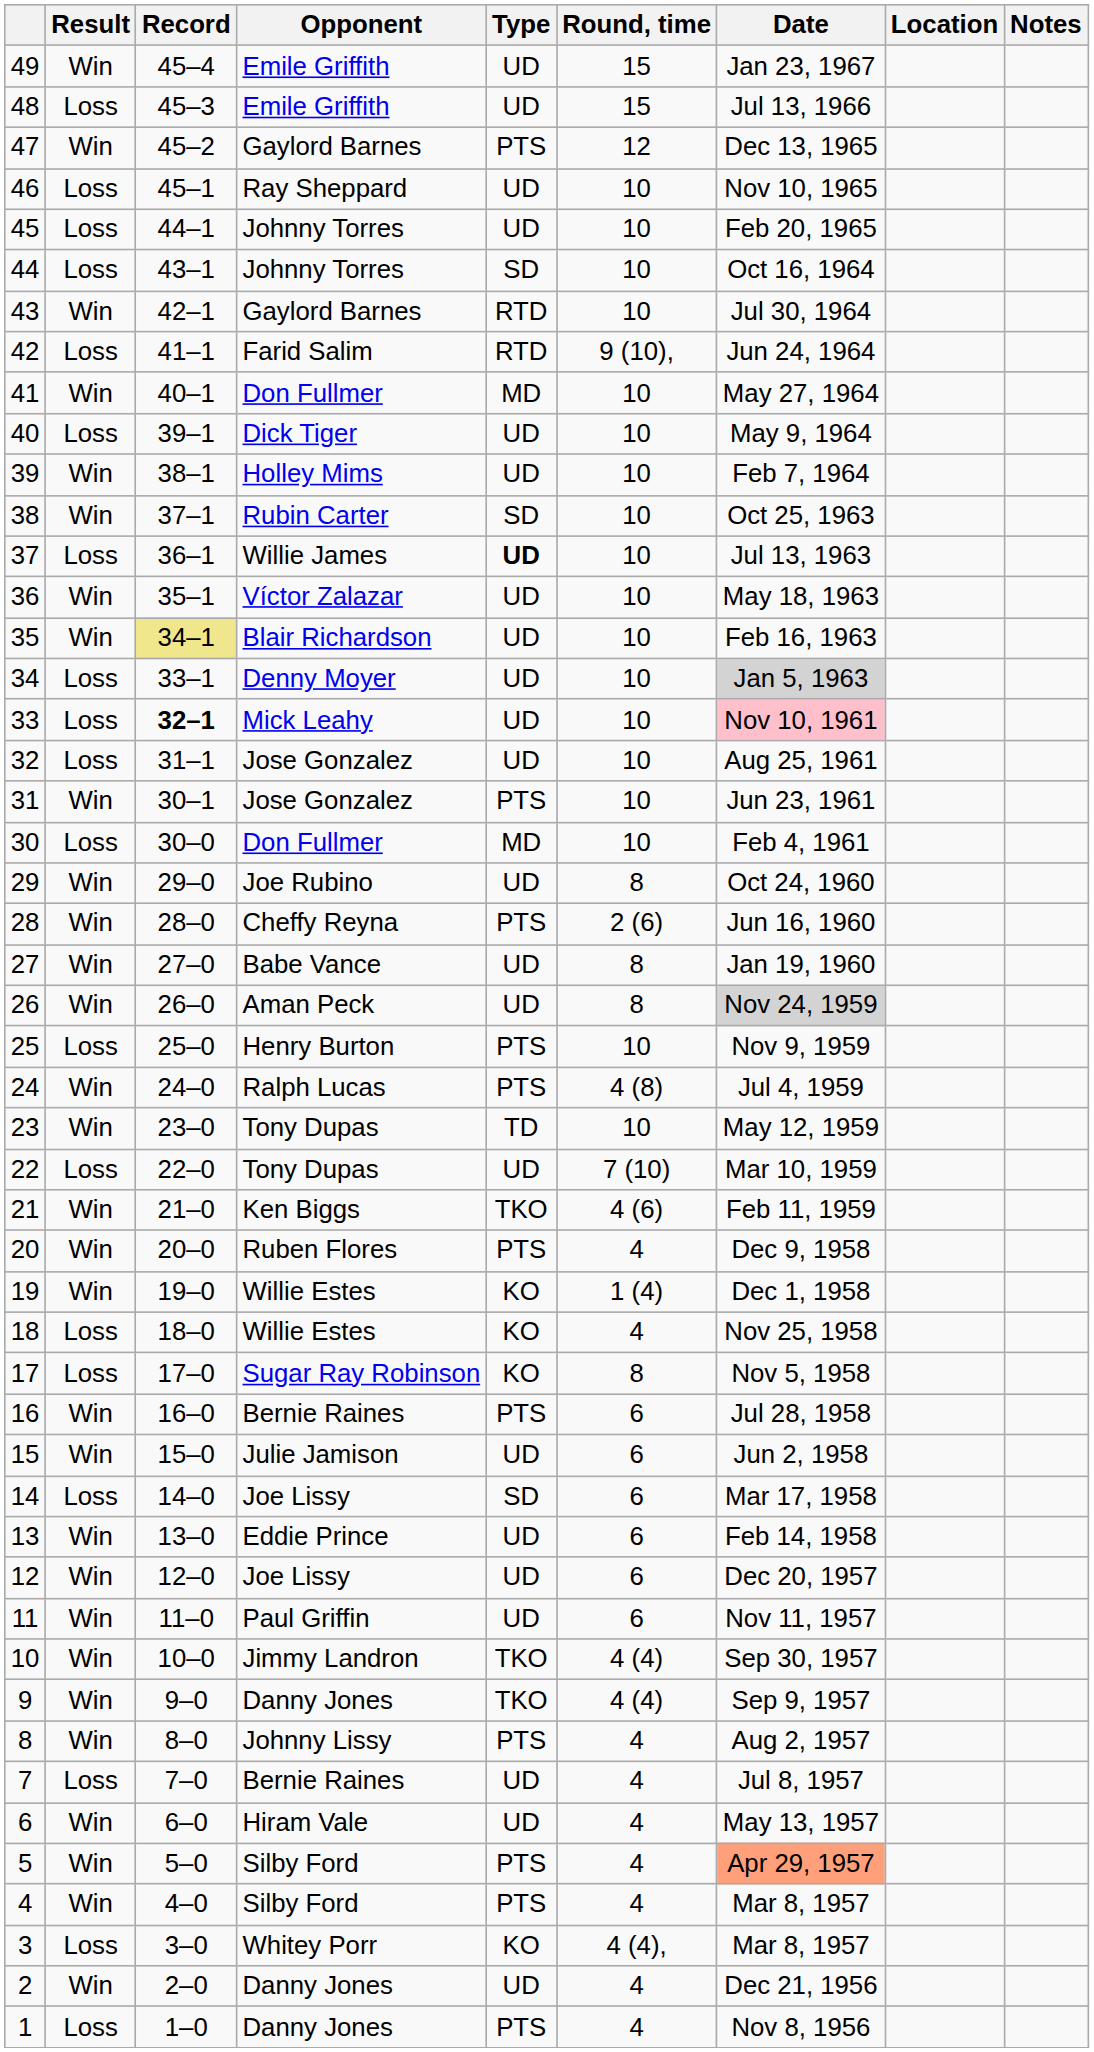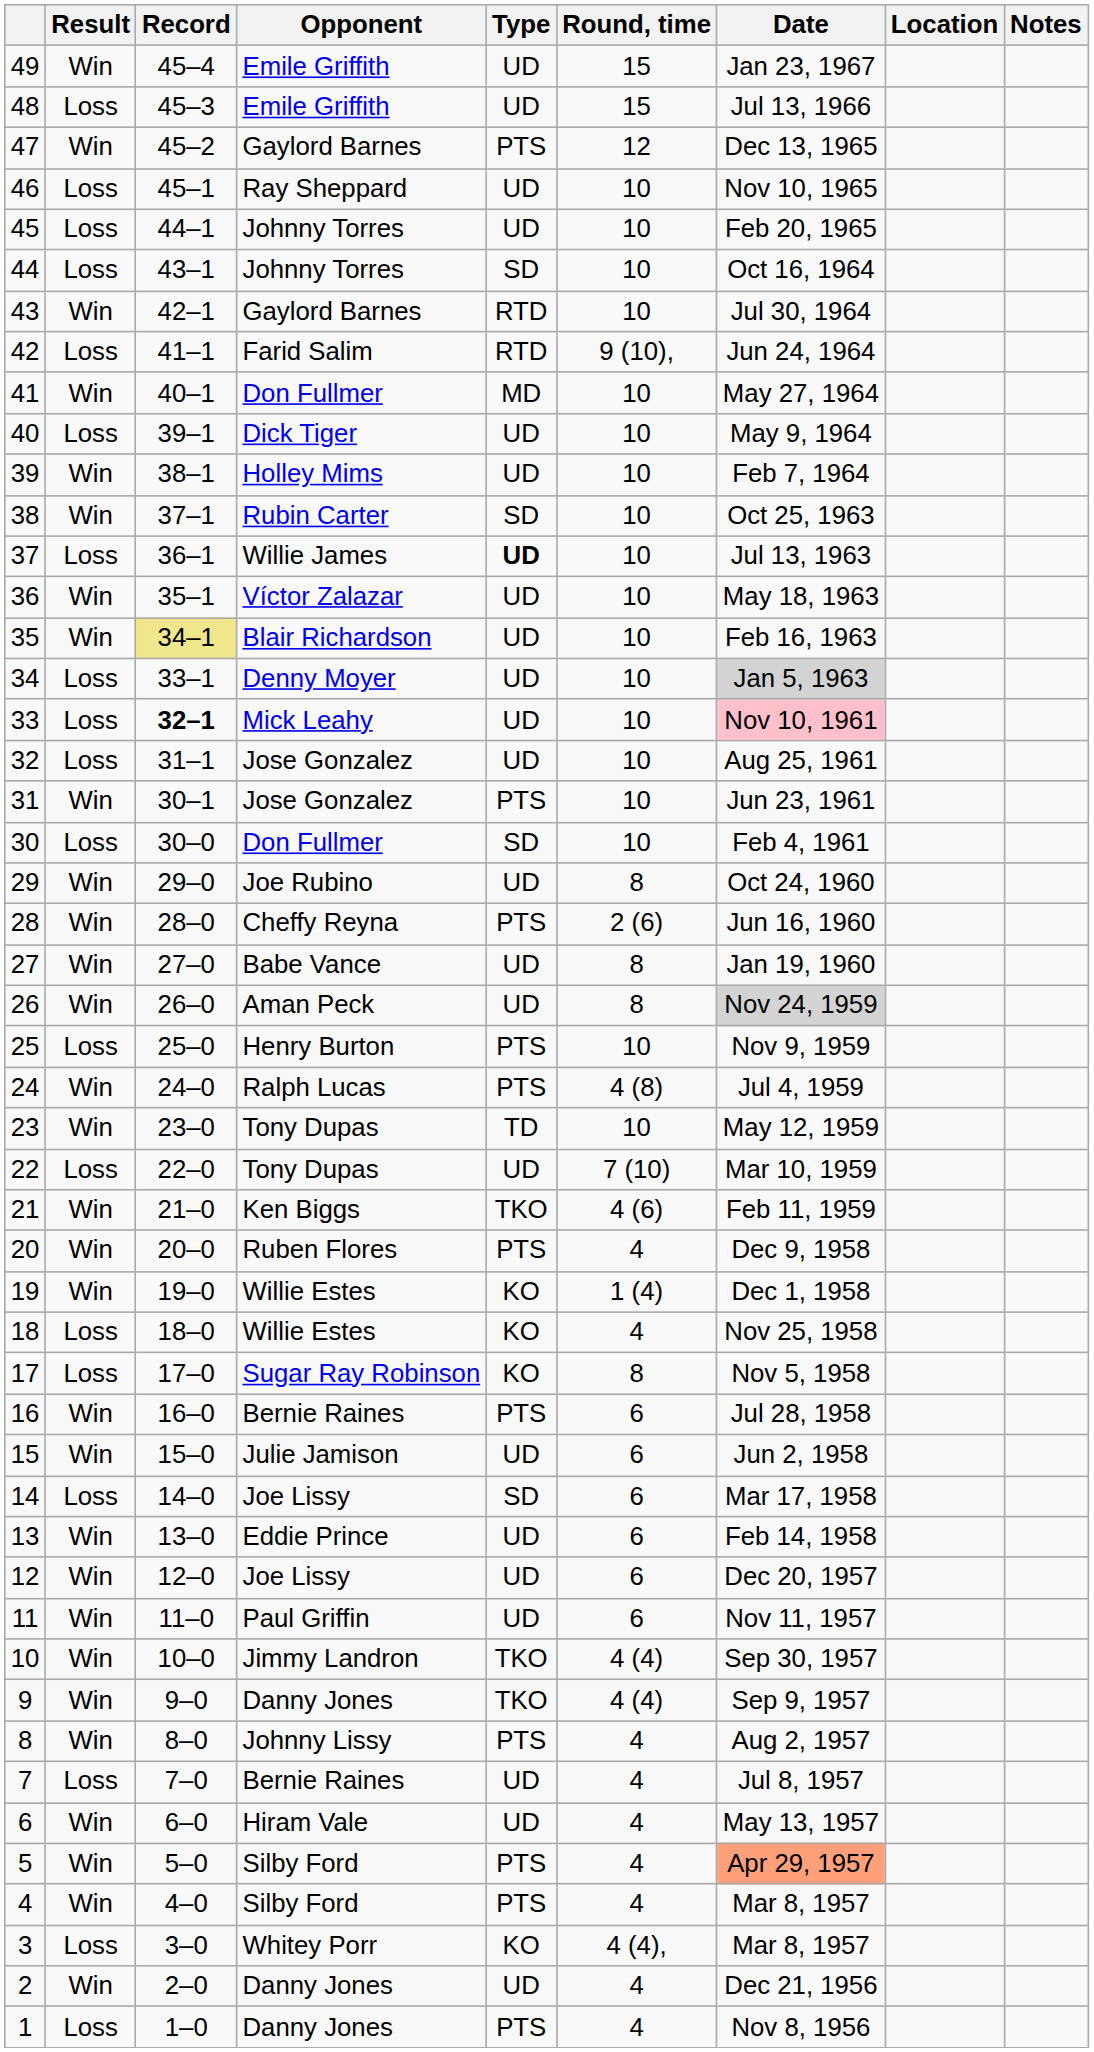(521, 842) MD -> (521, 842) SD
